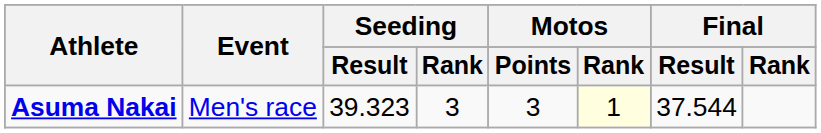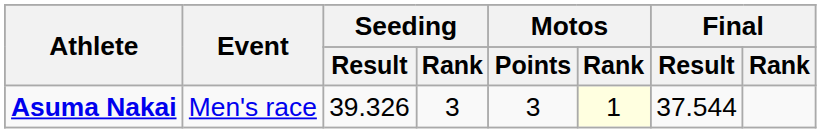(369, 107) 39.323 -> (369, 107) 39.326
